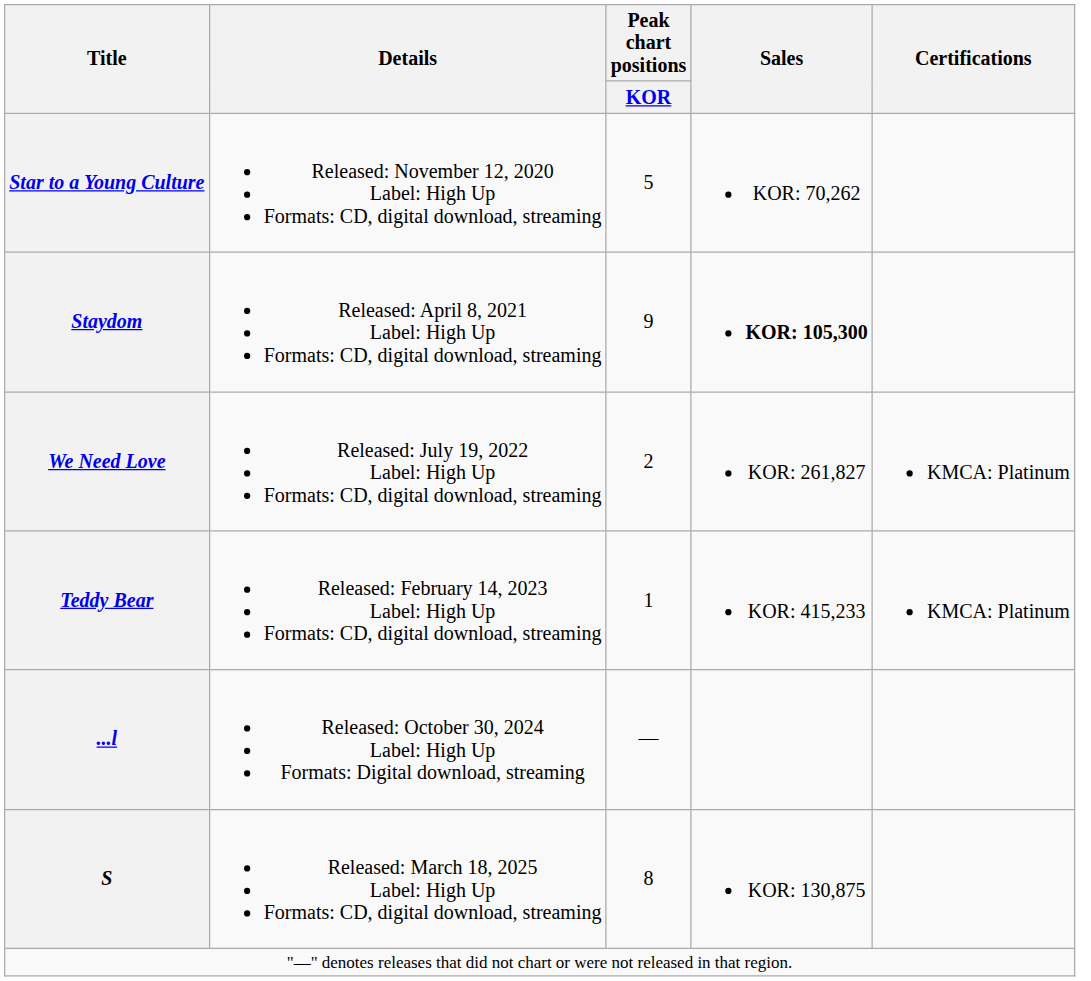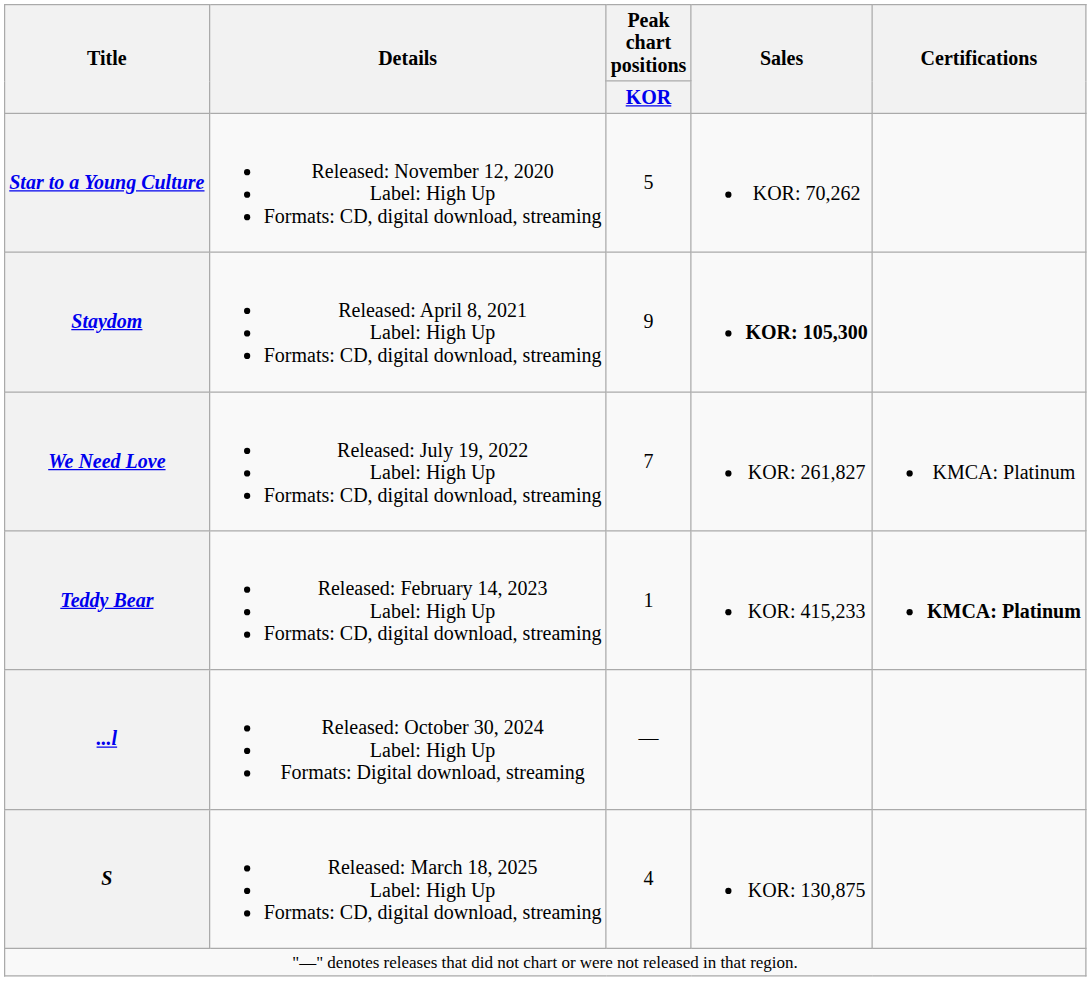(648, 460) 2 -> (648, 460) 7
(973, 612) normal -> (979, 612) bold
(648, 878) 8 -> (648, 878) 4
